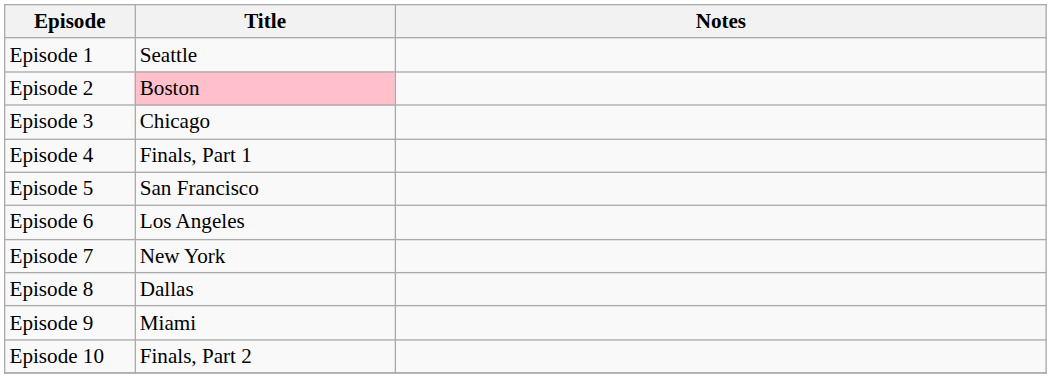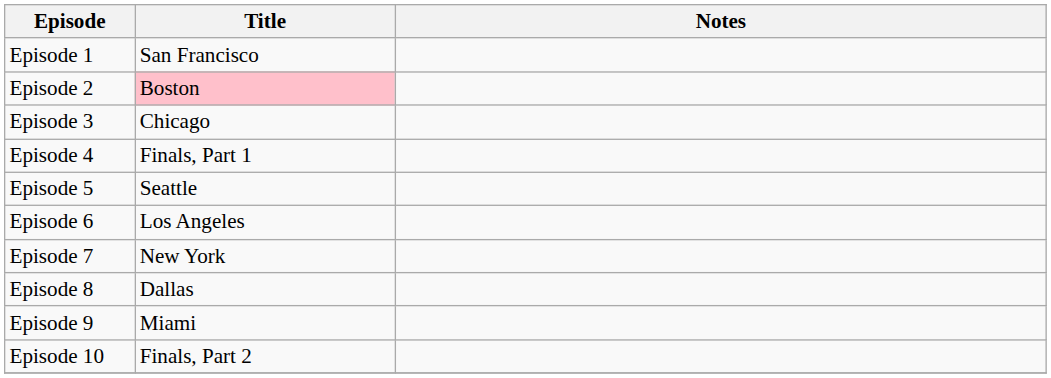(168, 54) Seattle -> (199, 54) San Francisco
(199, 188) San Francisco -> (168, 188) Seattle
